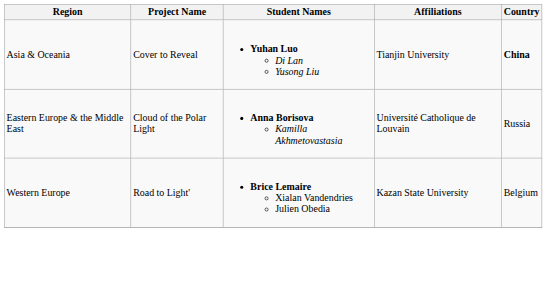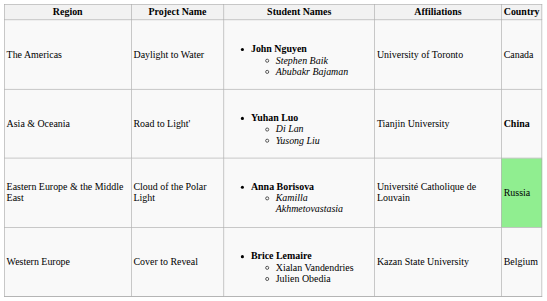+ row: (34, 54)
(165, 54) Cover to Reveal -> (162, 123) Road to Light'
(517, 123) no background -> (517, 192) lightgreen background
(162, 192) Road to Light' -> (166, 261) Cover to Reveal
